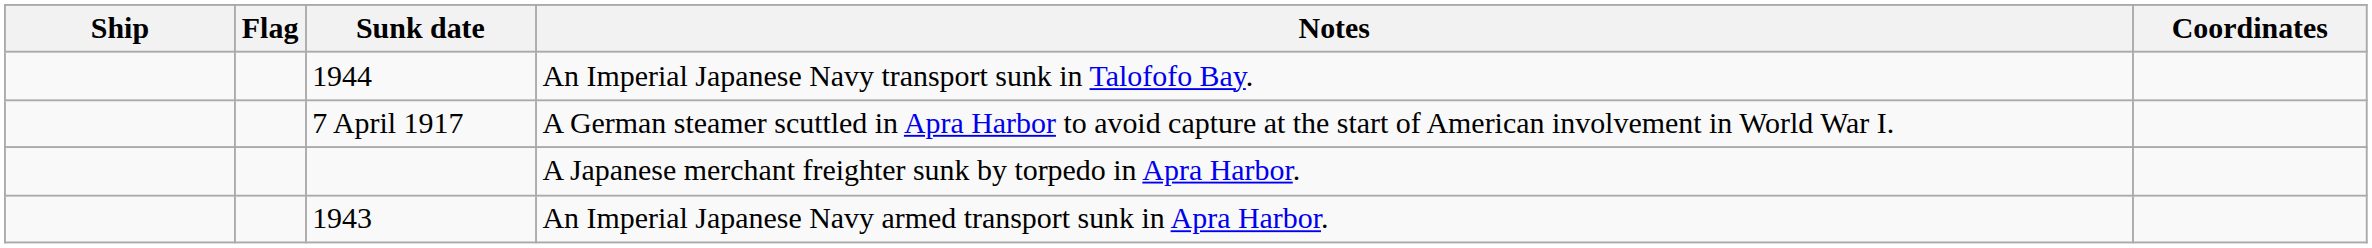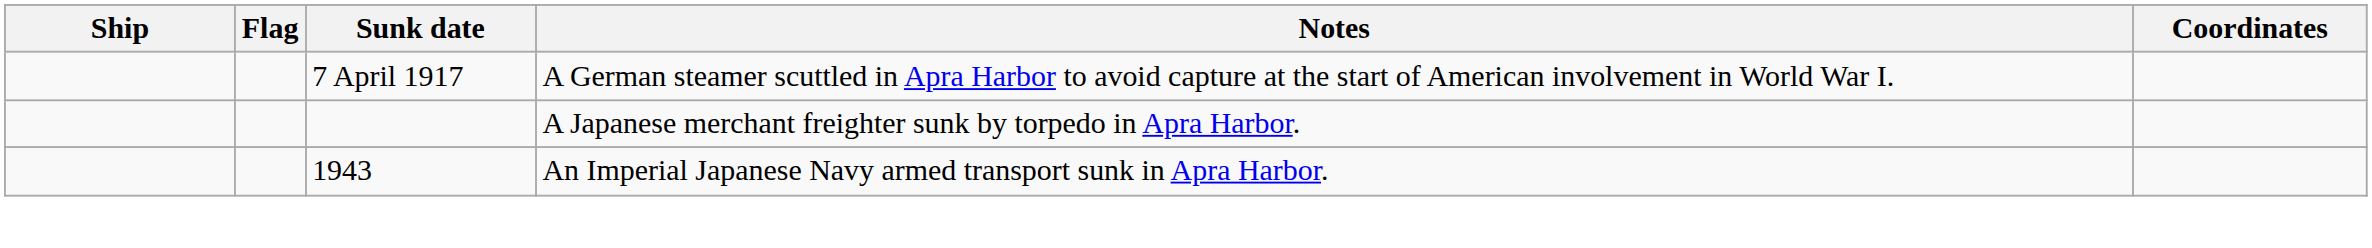- row: (898, 75)
